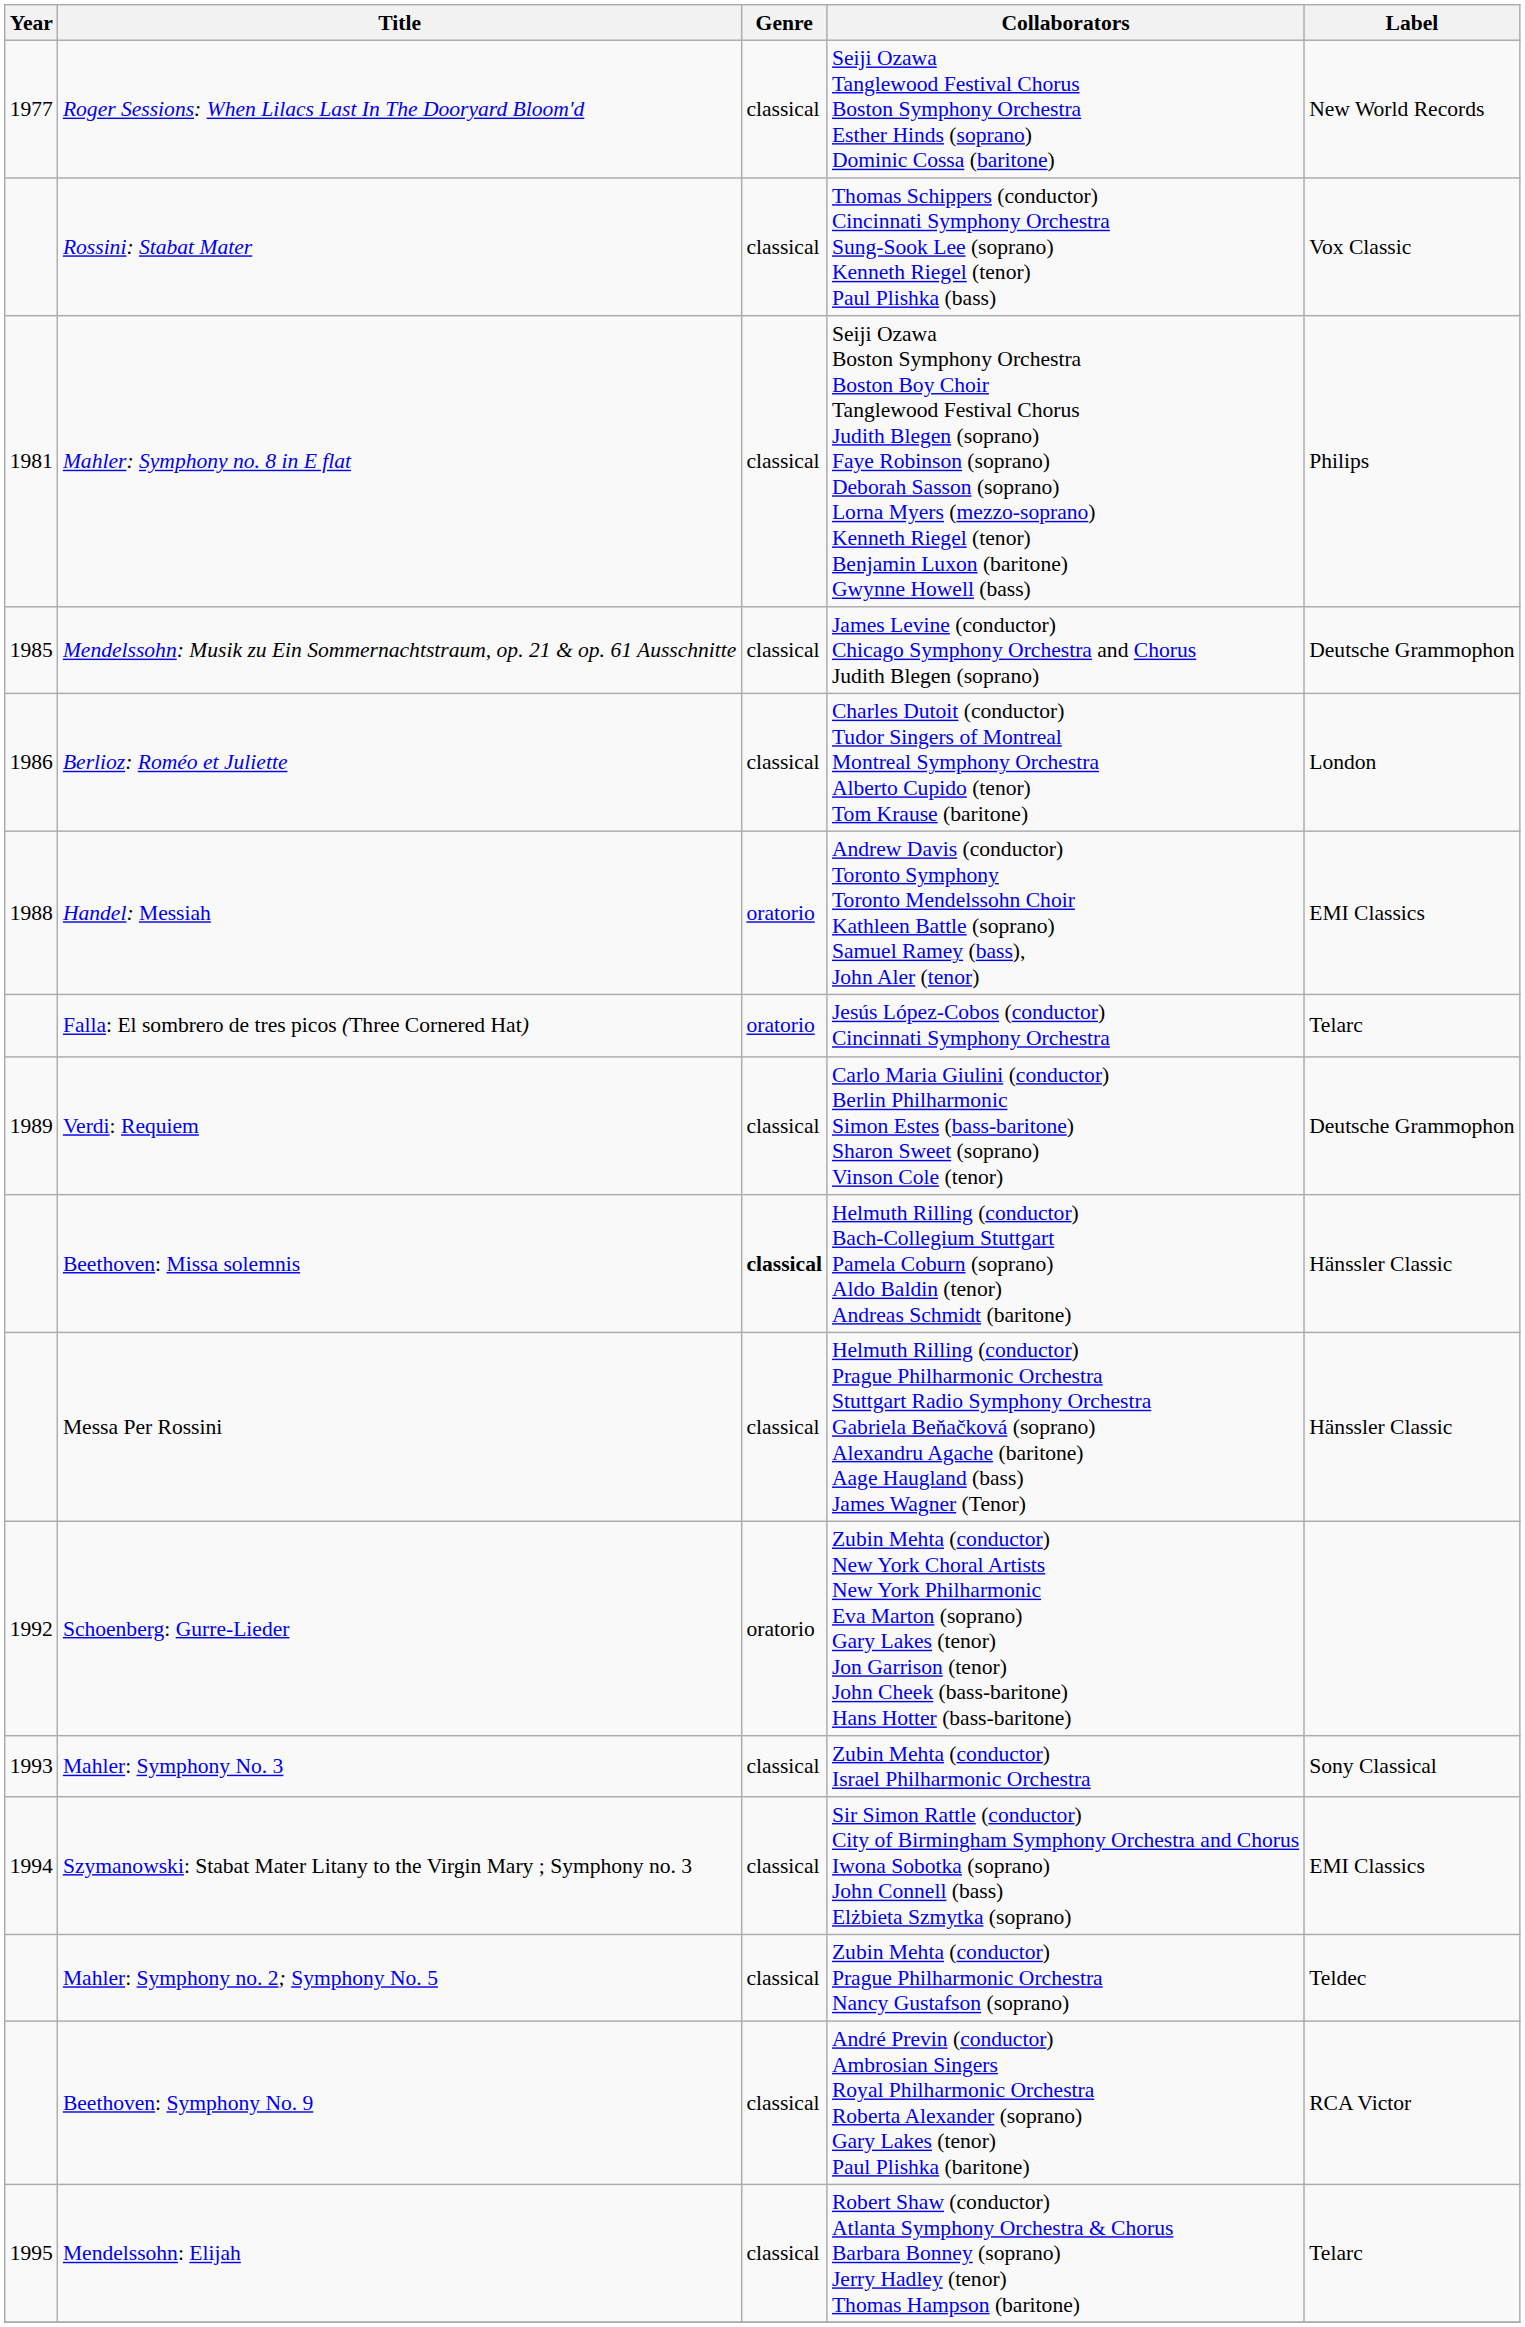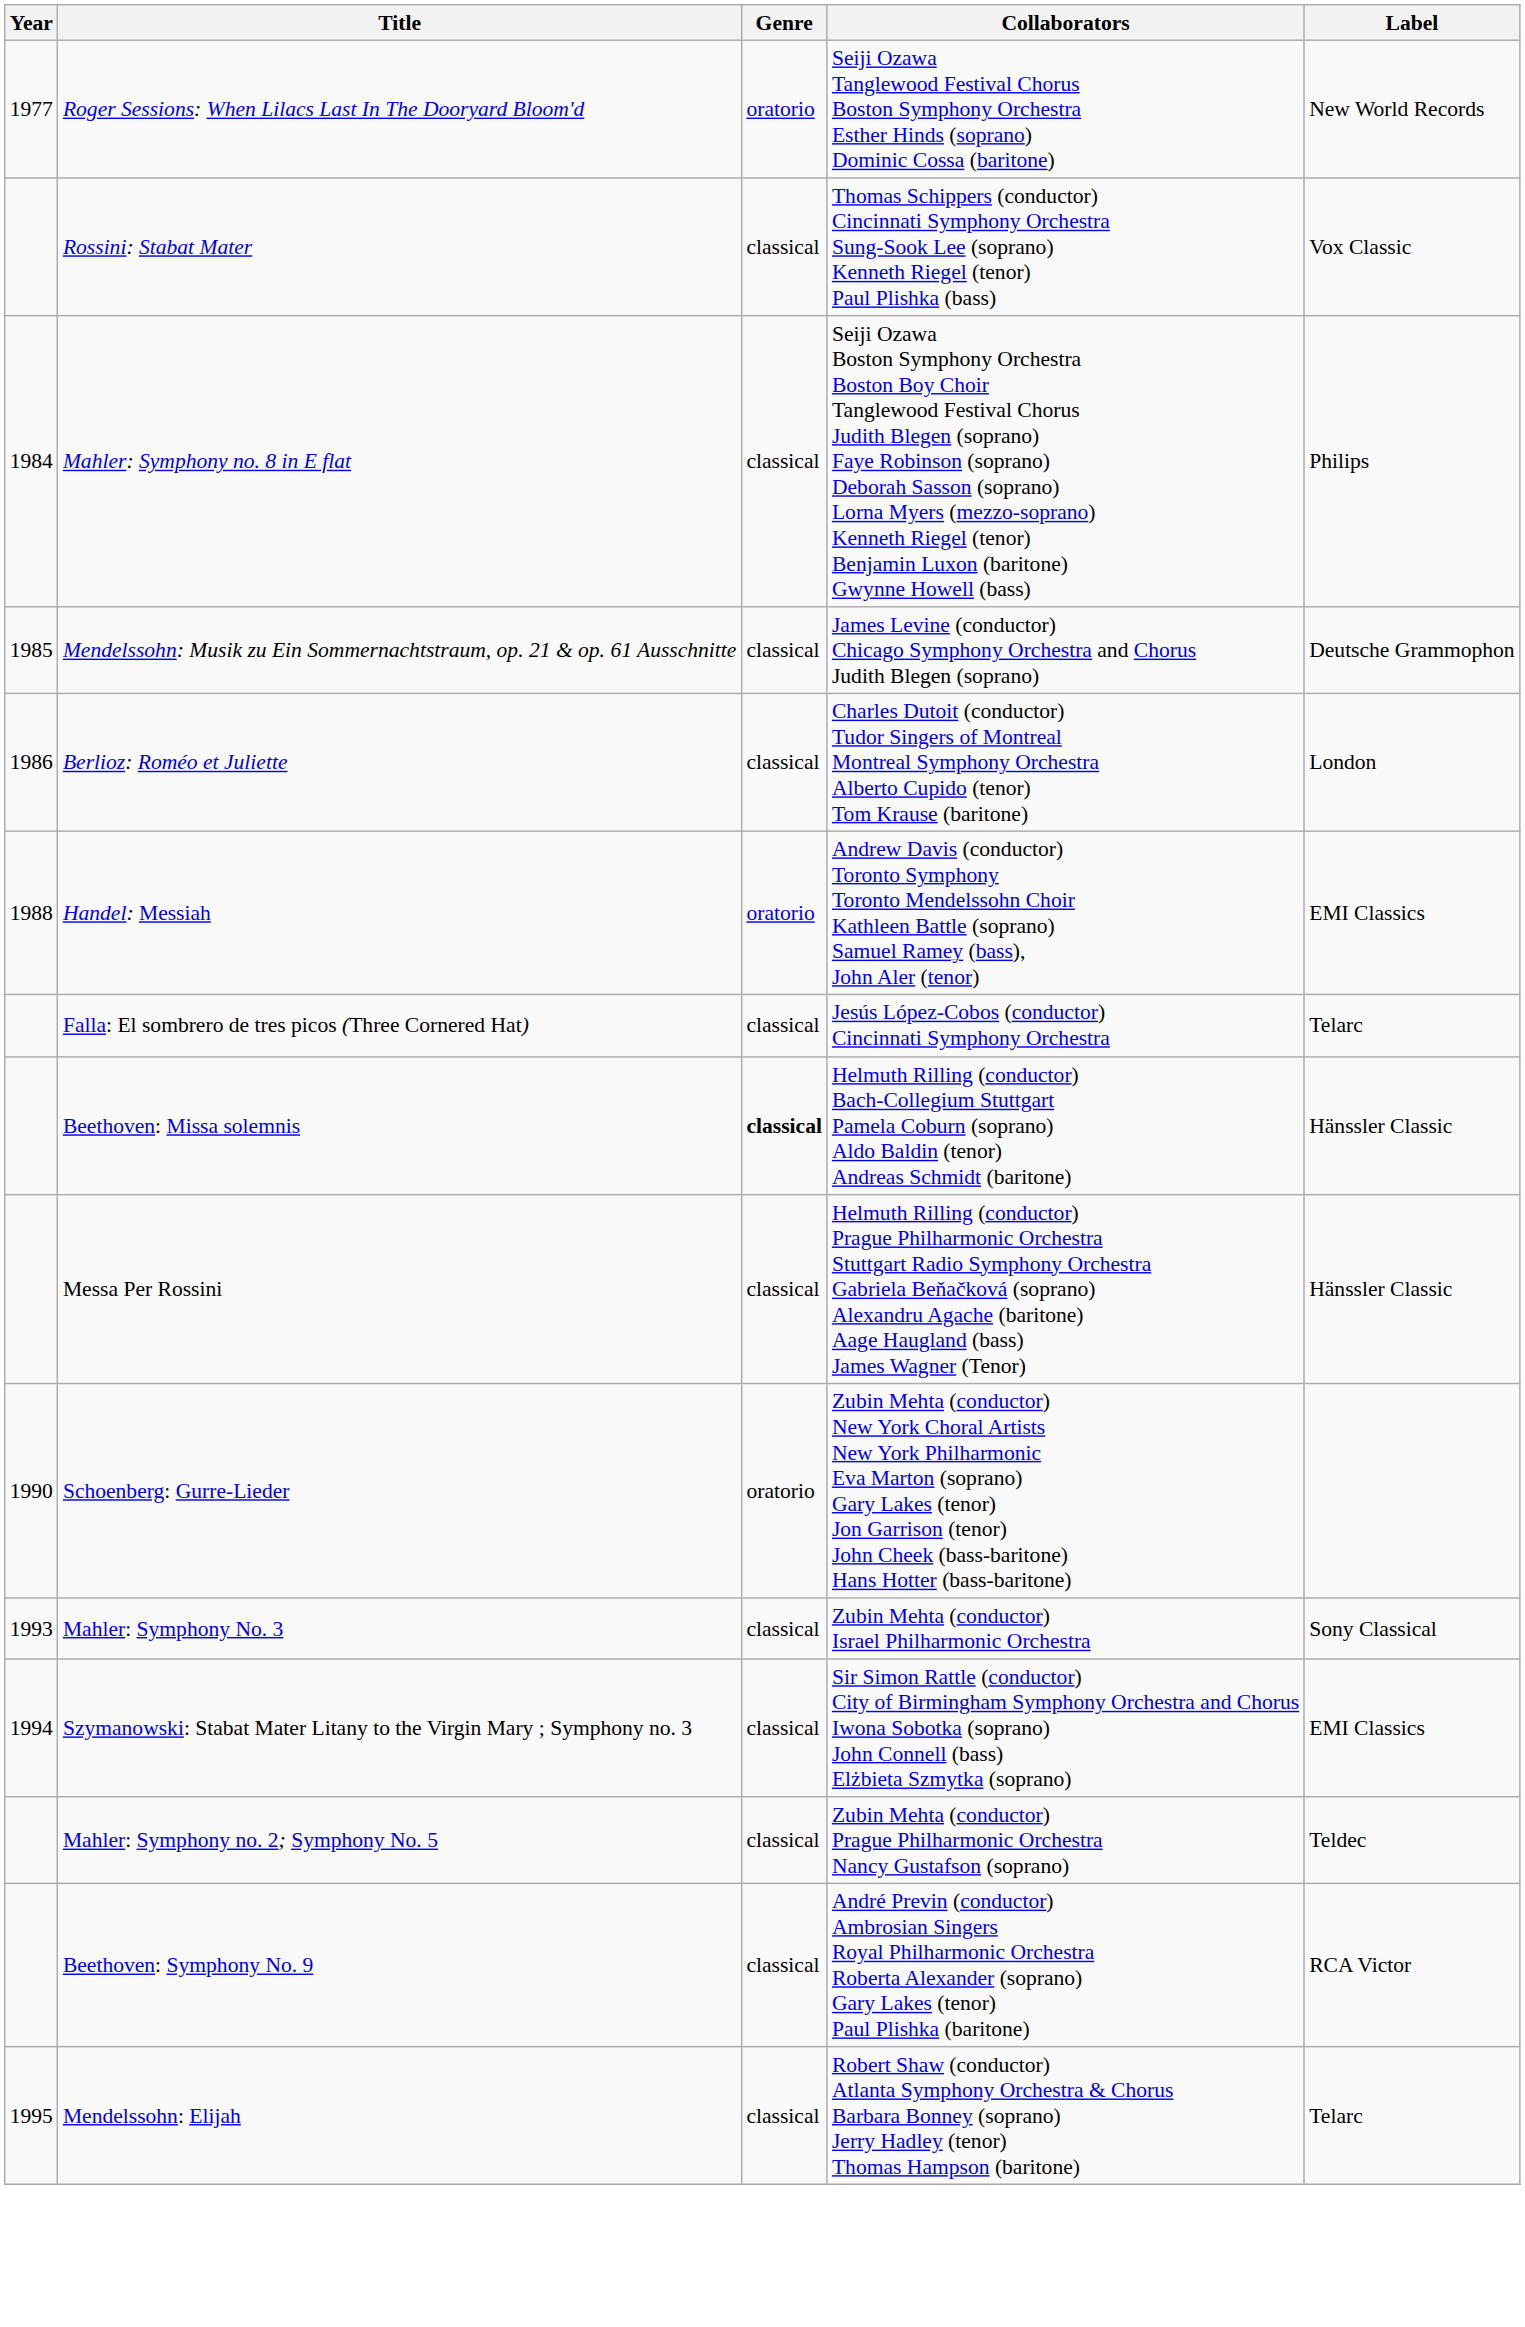(783, 109) classical -> (781, 109) oratorio
(31, 461) 1981 -> (31, 461) 1984
(781, 1025) oratorio -> (783, 1025) classical
- row: (131, 1125)
(31, 1628) 1992 -> (31, 1490) 1990
